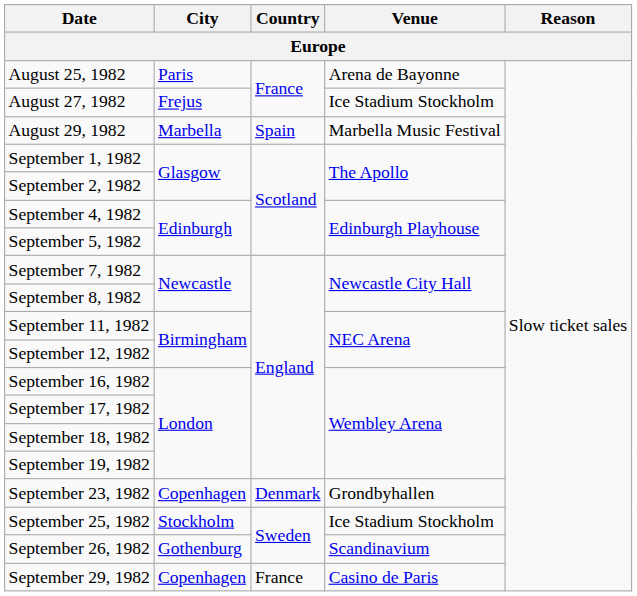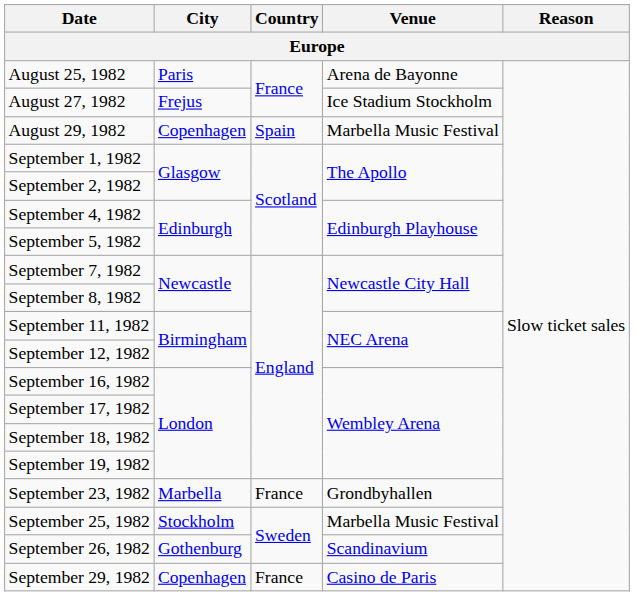(190, 130) Marbella -> (202, 130) Copenhagen
(202, 492) Copenhagen -> (190, 492) Marbella
(288, 492) Denmark -> (279, 492) France
(411, 520) Ice Stadium Stockholm -> (413, 520) Marbella Music Festival
